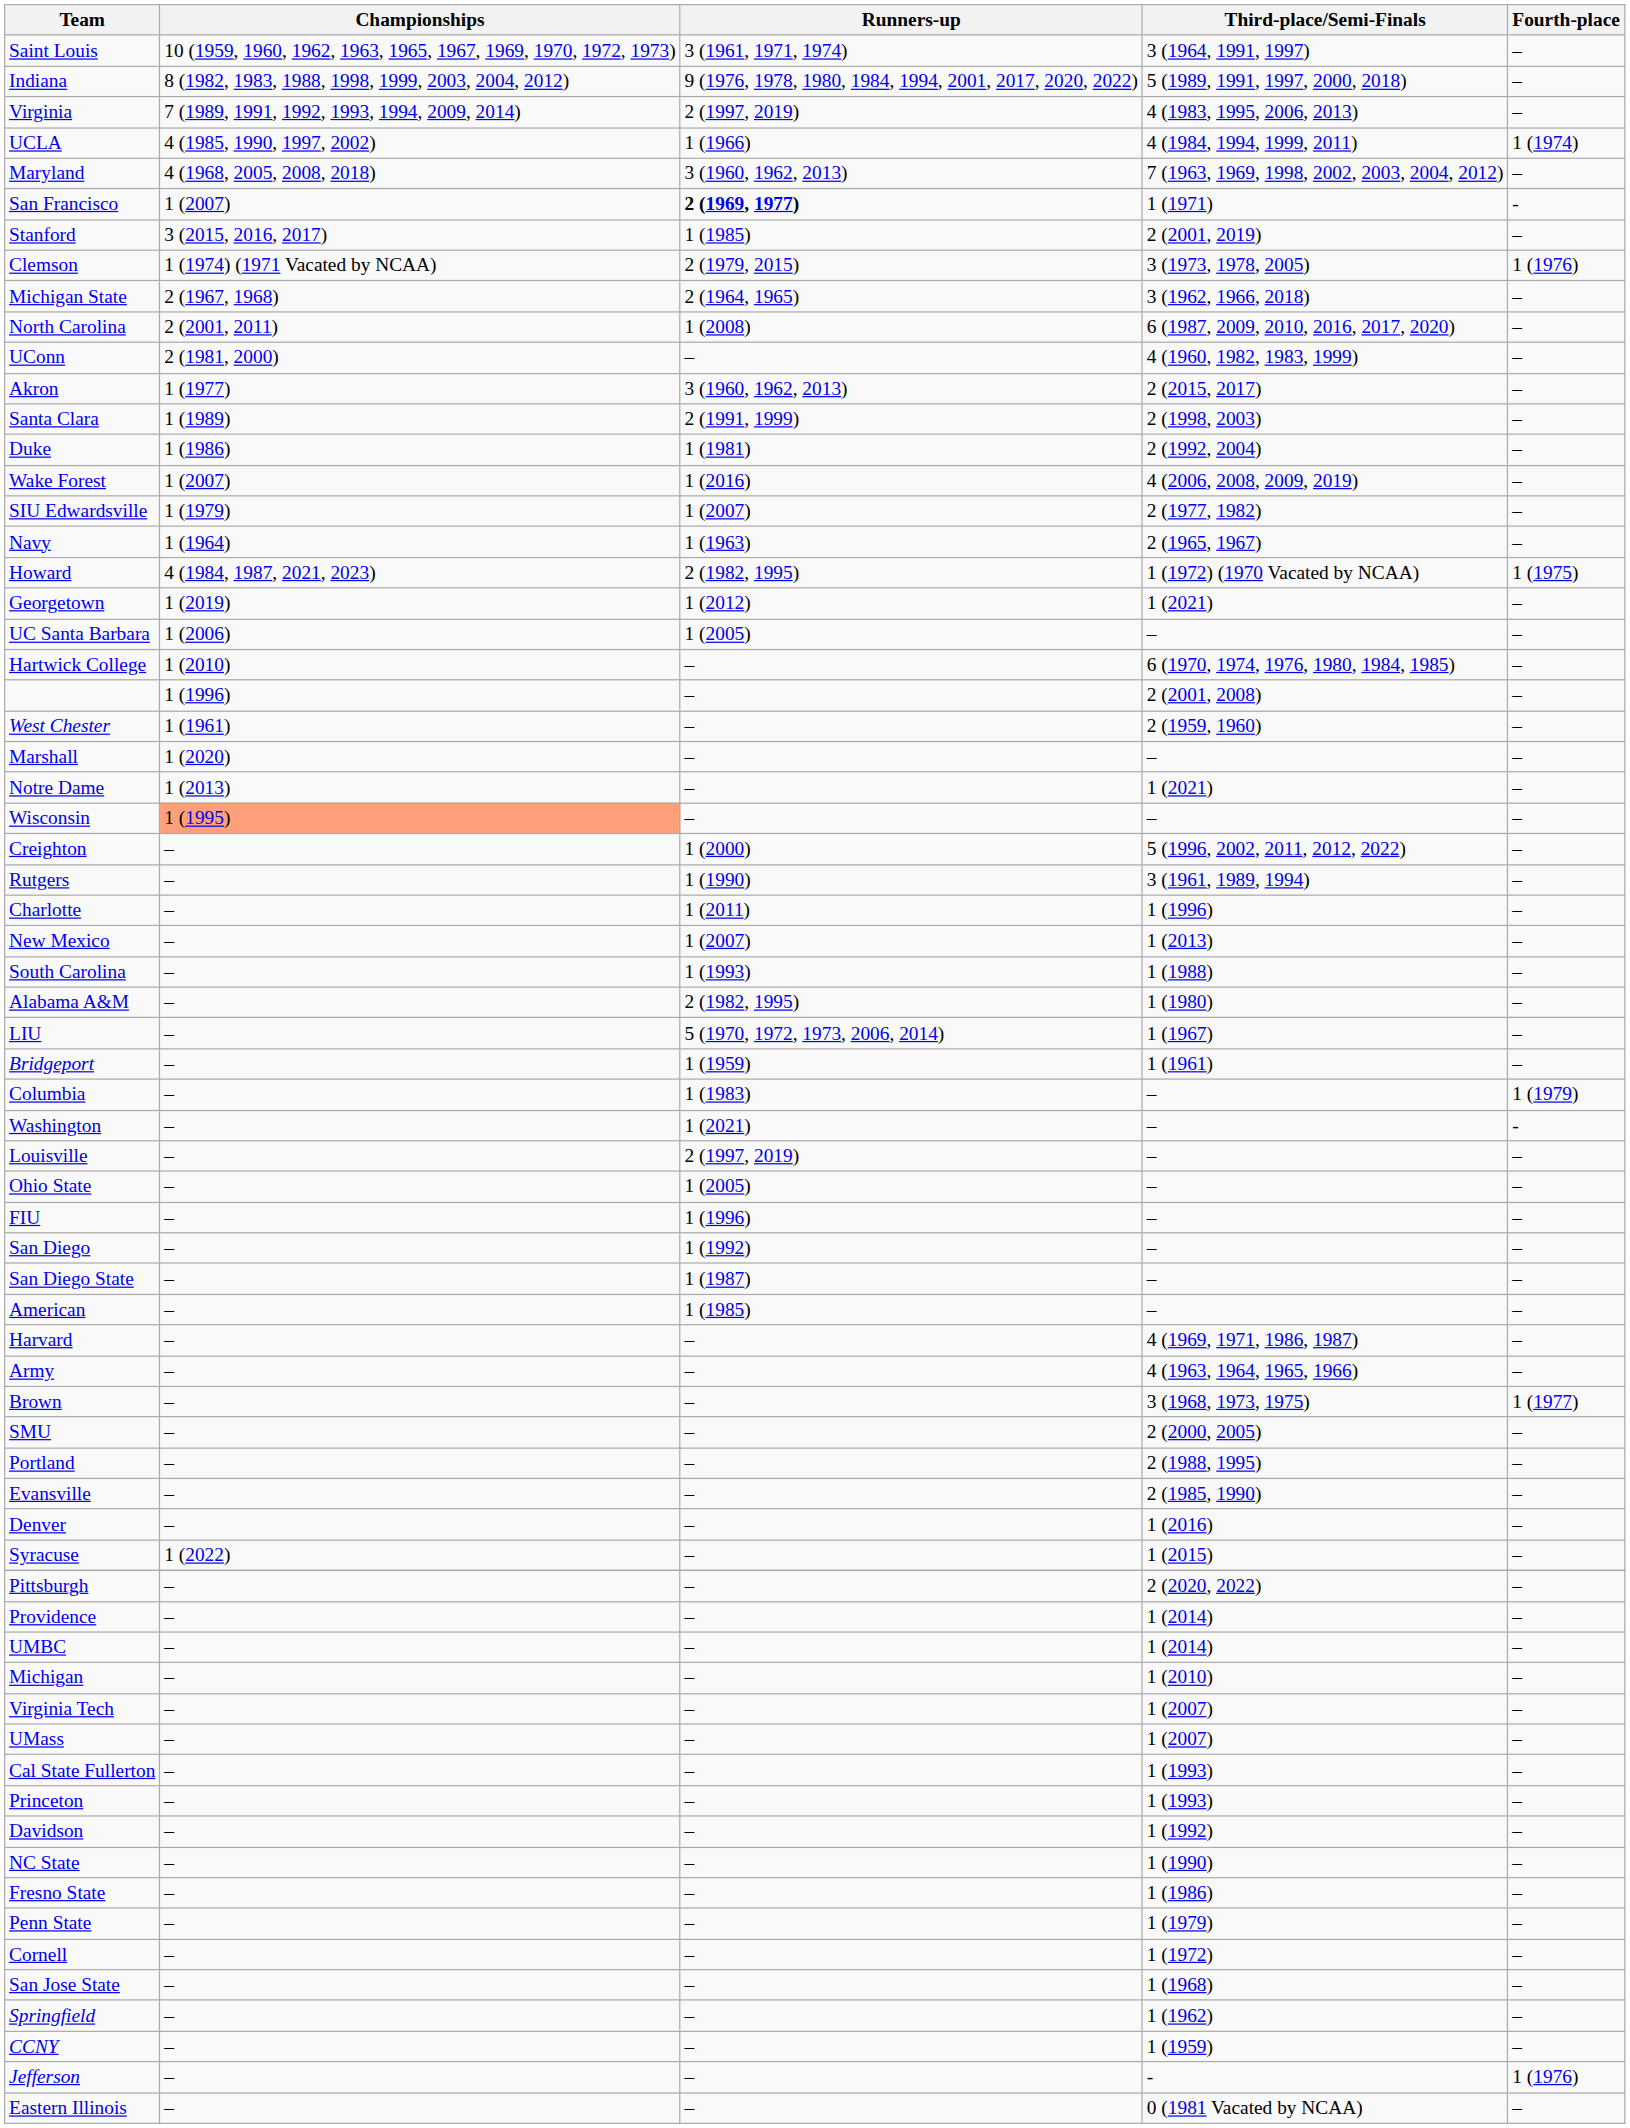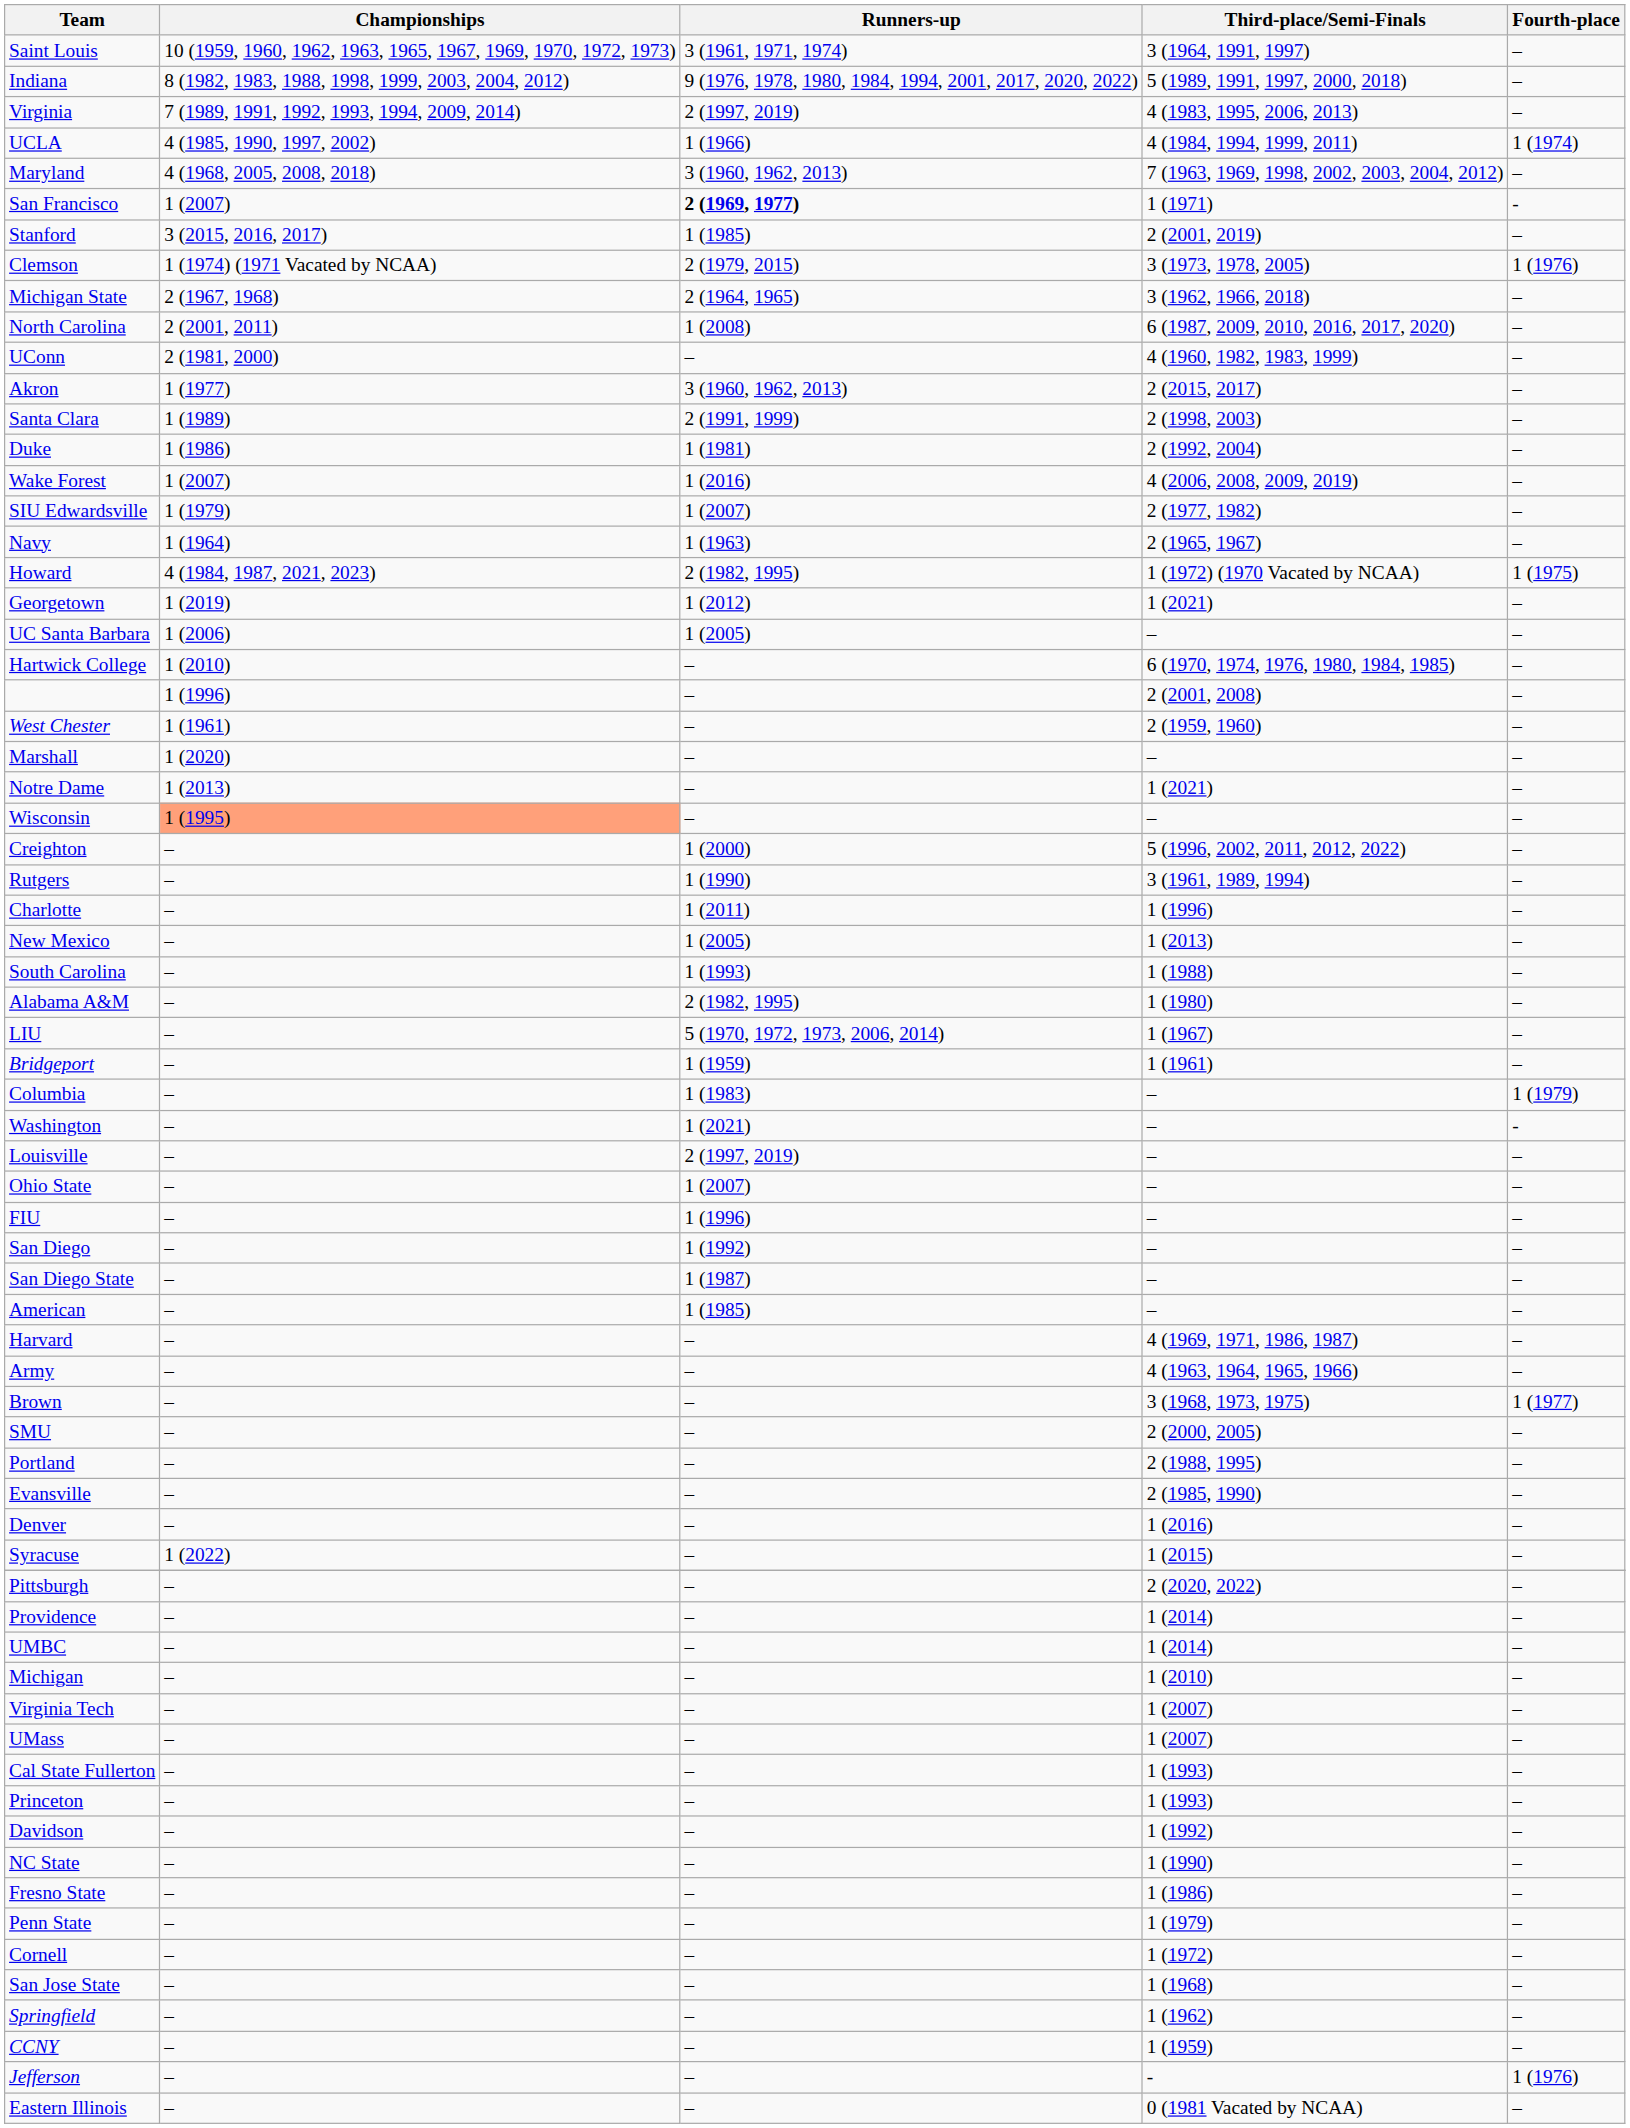(718, 940) 1 (2007) -> (718, 940) 1 (2005)
(718, 1186) 1 (2005) -> (718, 1186) 1 (2007)
